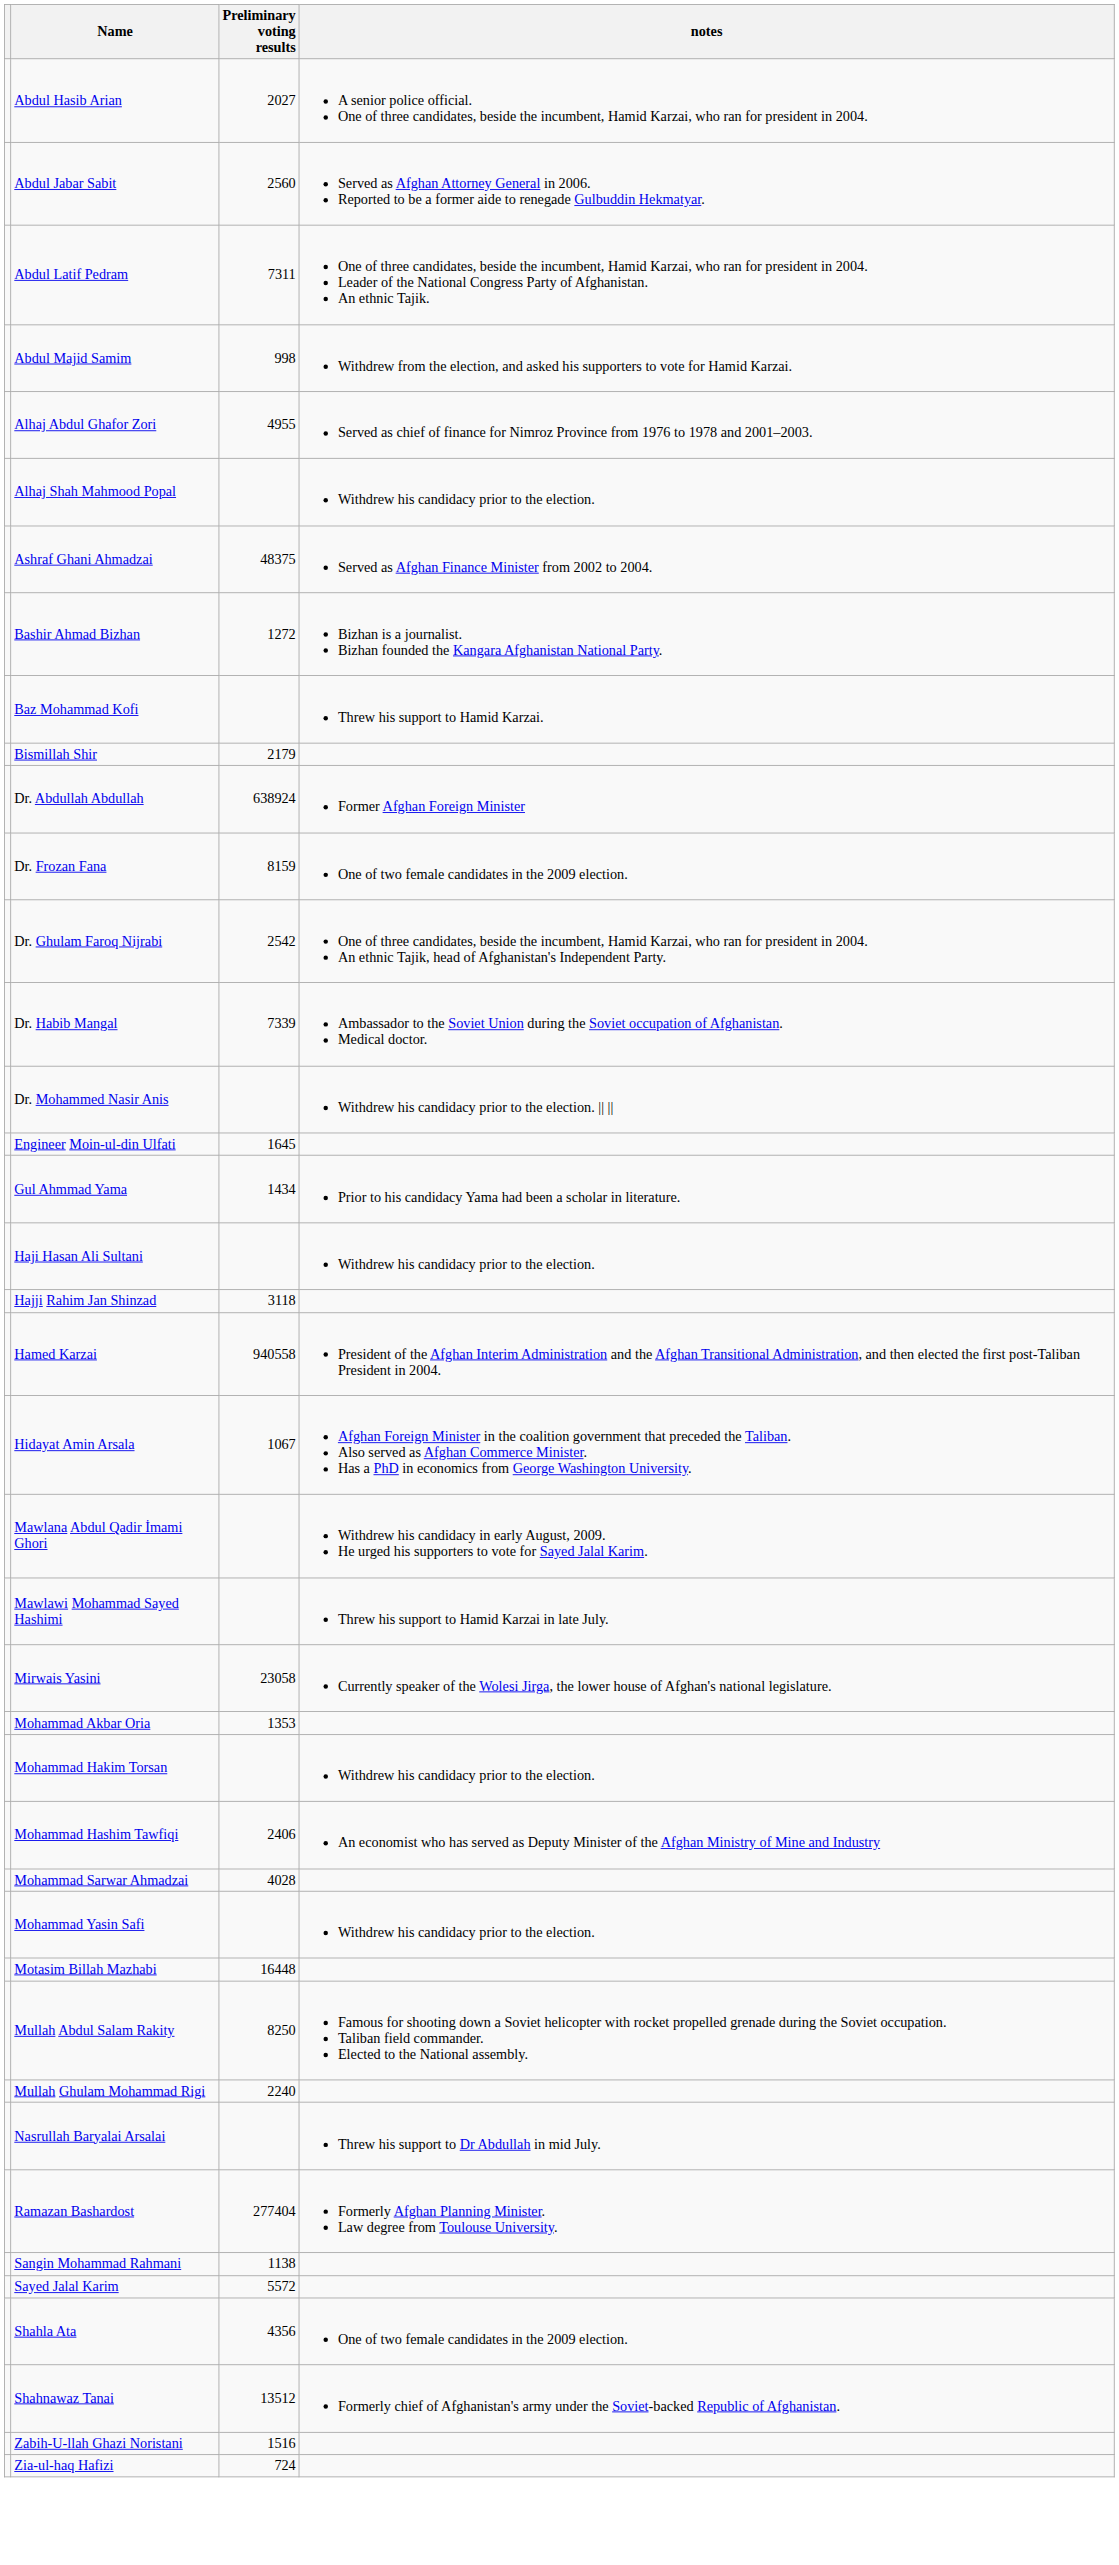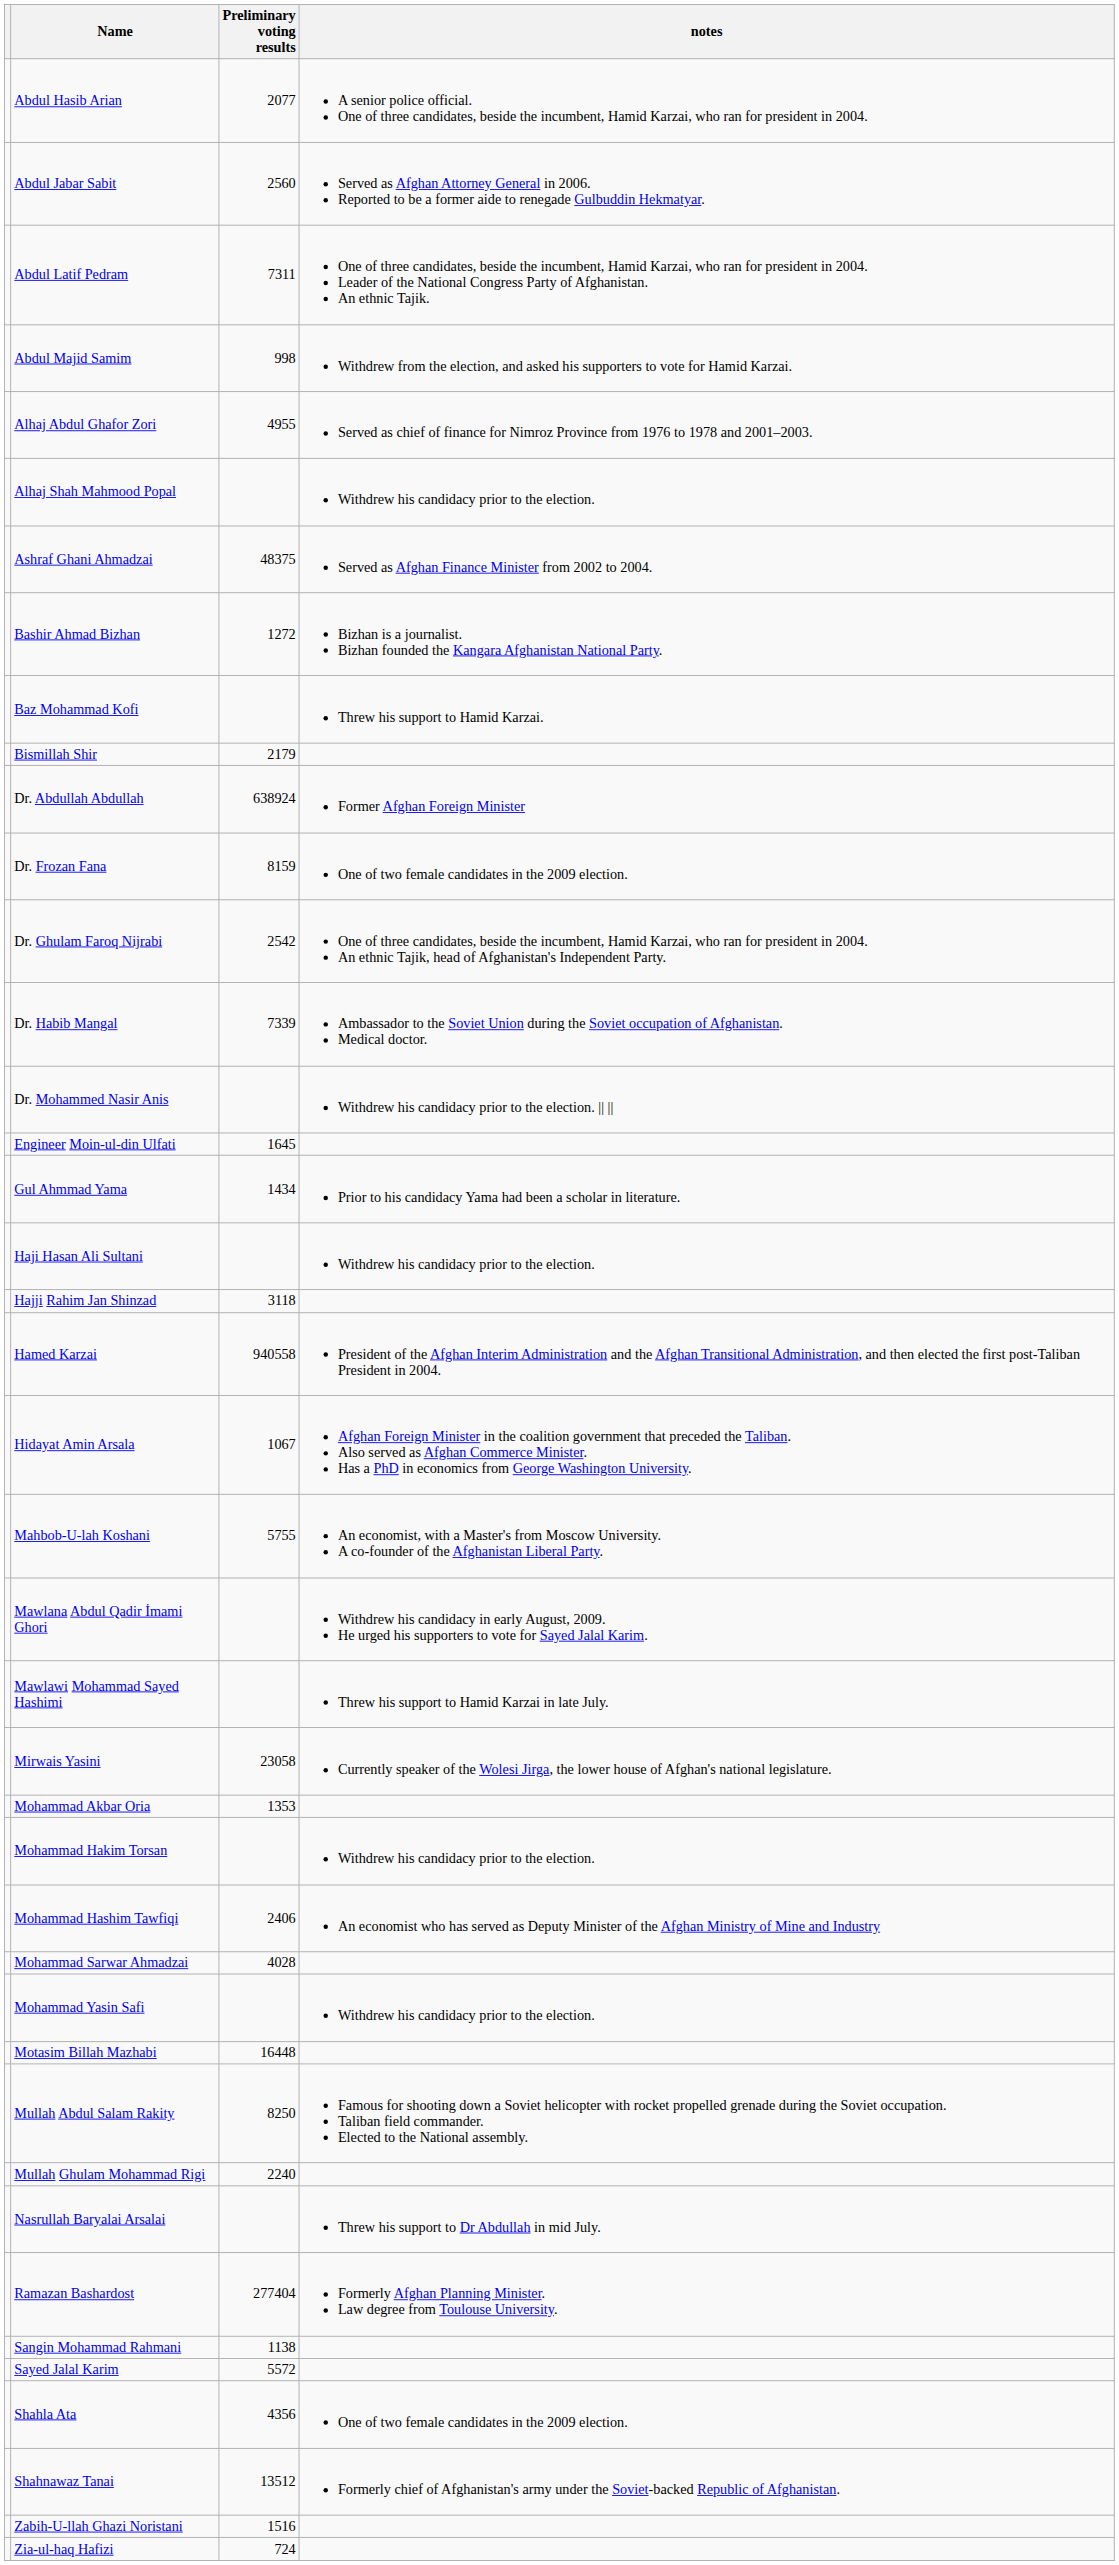(281, 100) 2027 -> (281, 100) 2077
+ row: (82, 1536)
